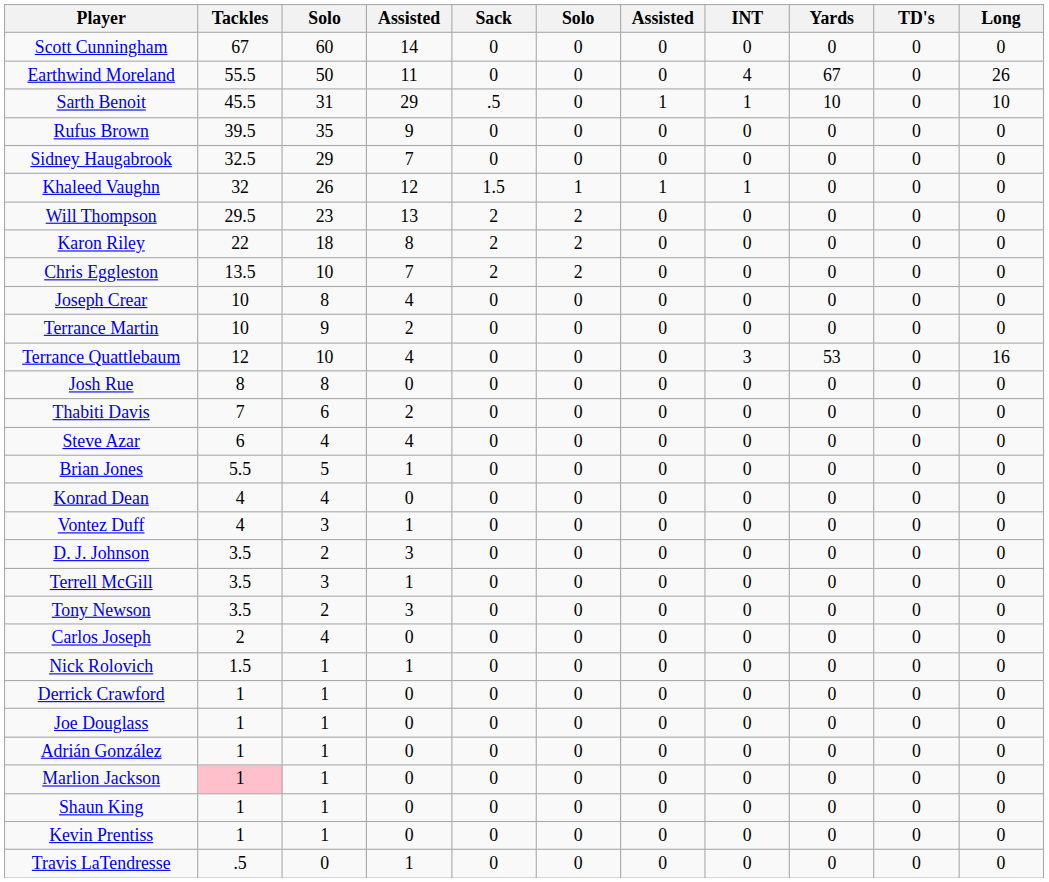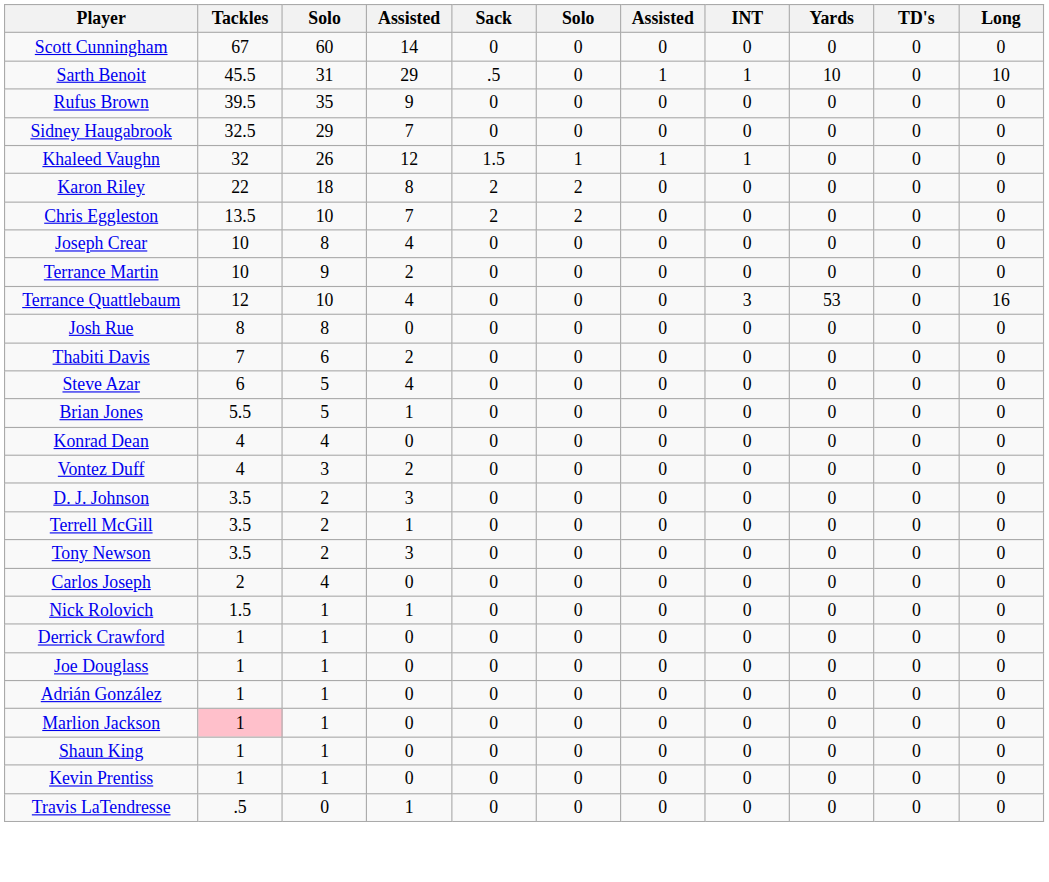- row: (101, 74)
- row: (101, 215)
(325, 441) 4 -> (325, 384) 5
(409, 525) 1 -> (409, 469) 2
(325, 581) 3 -> (325, 525) 2
